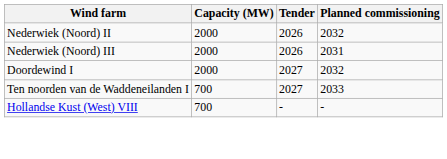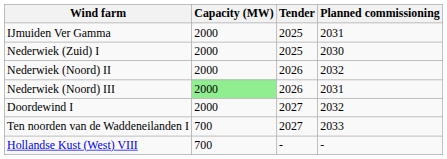+ row: (59, 32)
+ row: (53, 51)
(206, 51) no background -> (206, 88) lightgreen background
